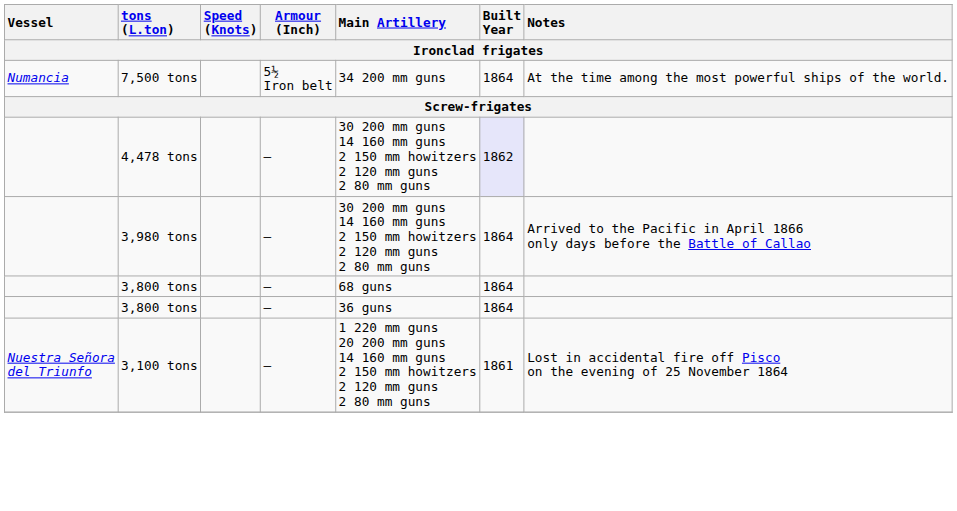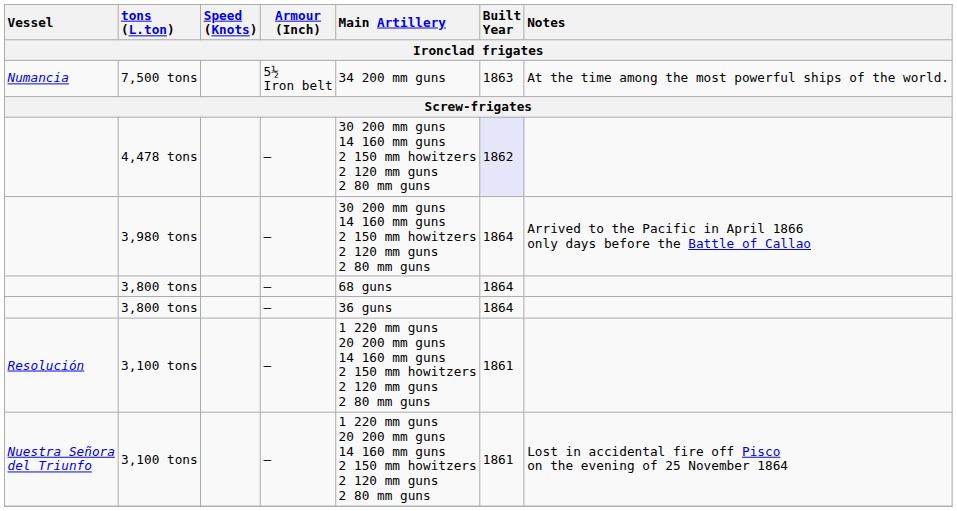(498, 78) 1864 -> (498, 78) 1863
+ row: (46, 365)
